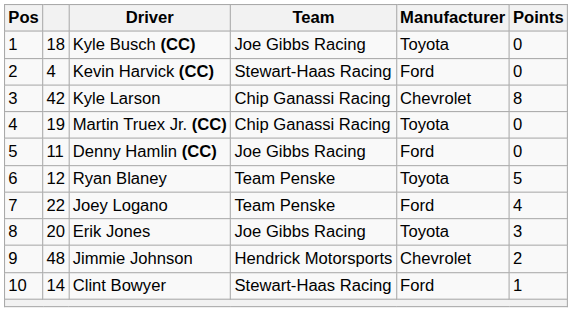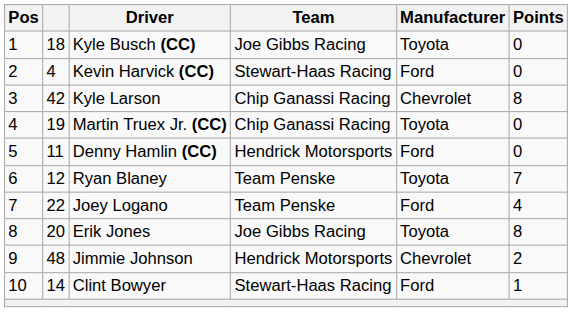(300, 151) Joe Gibbs Racing -> (313, 151) Hendrick Motorsports
(518, 178) 5 -> (518, 178) 7
(518, 231) 3 -> (518, 231) 8
